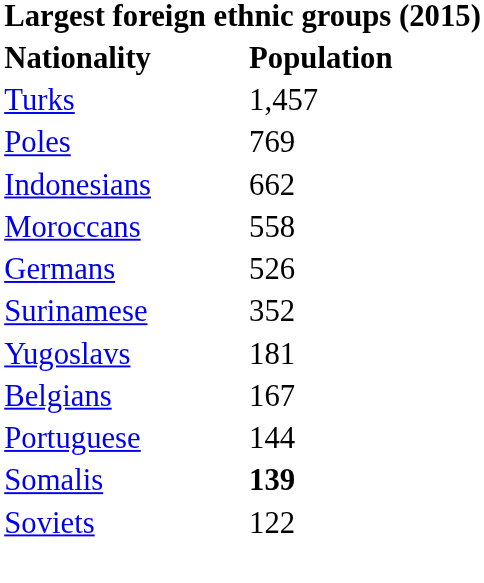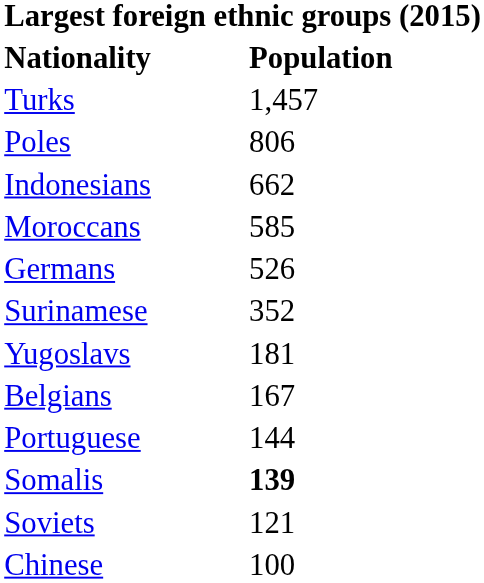(272, 142) 769 -> (272, 142) 806
(272, 226) 558 -> (272, 226) 585
(272, 522) 122 -> (272, 522) 121
+ row: (54, 564)
